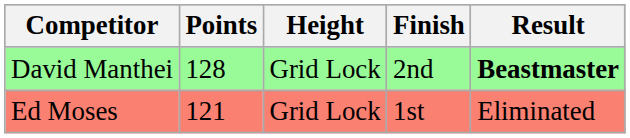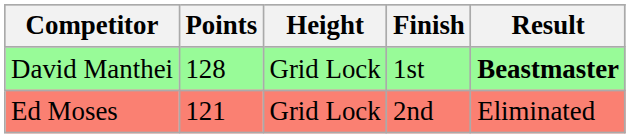(413, 68) 2nd -> (409, 68) 1st
(409, 111) 1st -> (413, 111) 2nd
